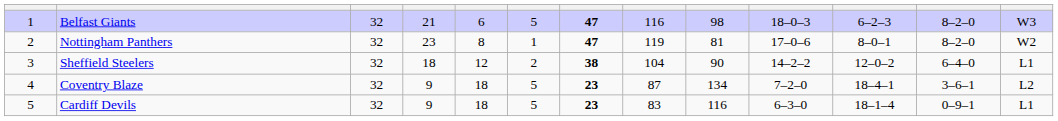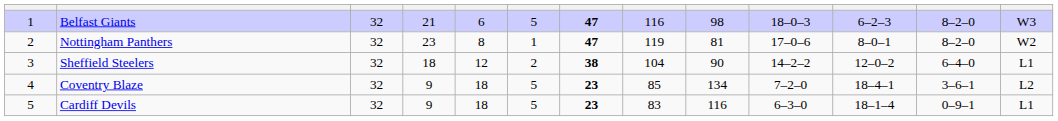(654, 84) 87 -> (654, 84) 85
